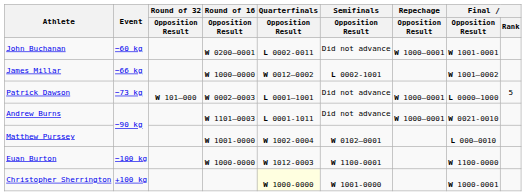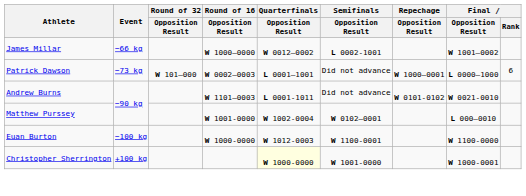- row: (36, 48)
(511, 92) 5 -> (511, 70) 6
(419, 118) W 1000–0001 -> (419, 96) W 0101-0102
